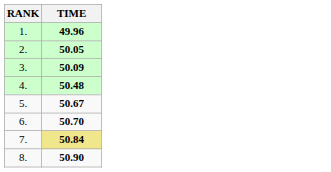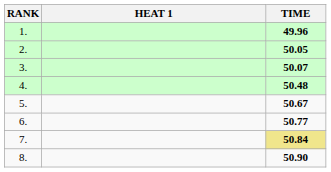+ column: (154, 13)
(72, 68) 50.09 -> (296, 68) 50.07
(72, 122) 50.70 -> (296, 122) 50.77
